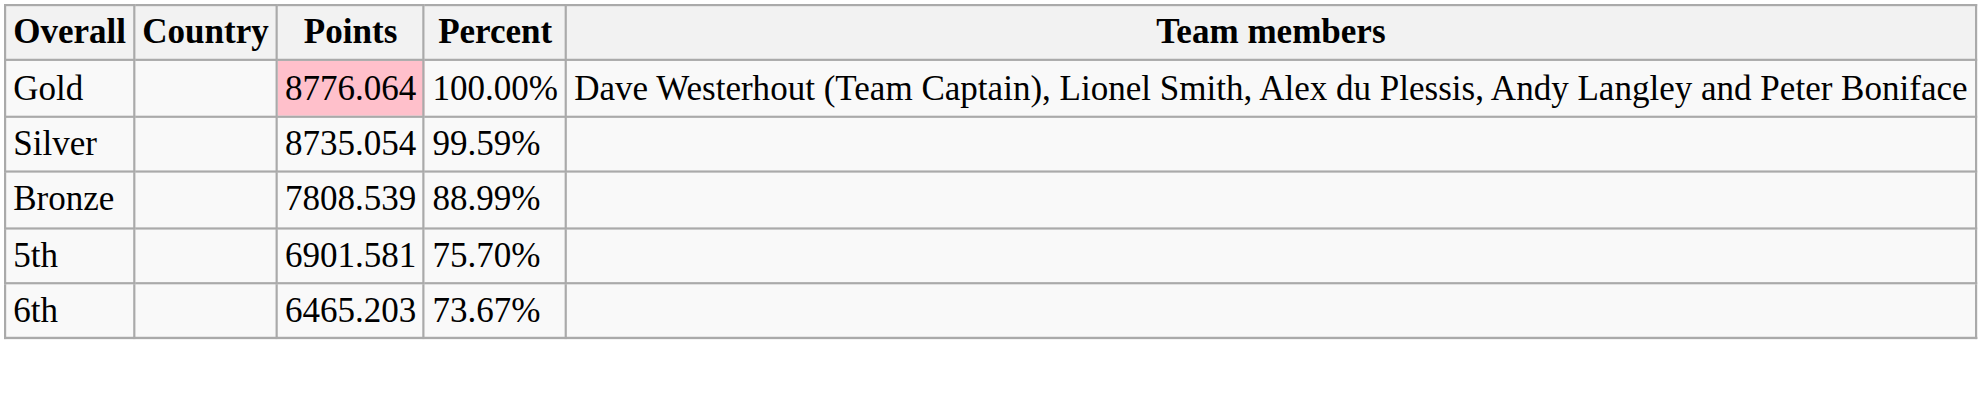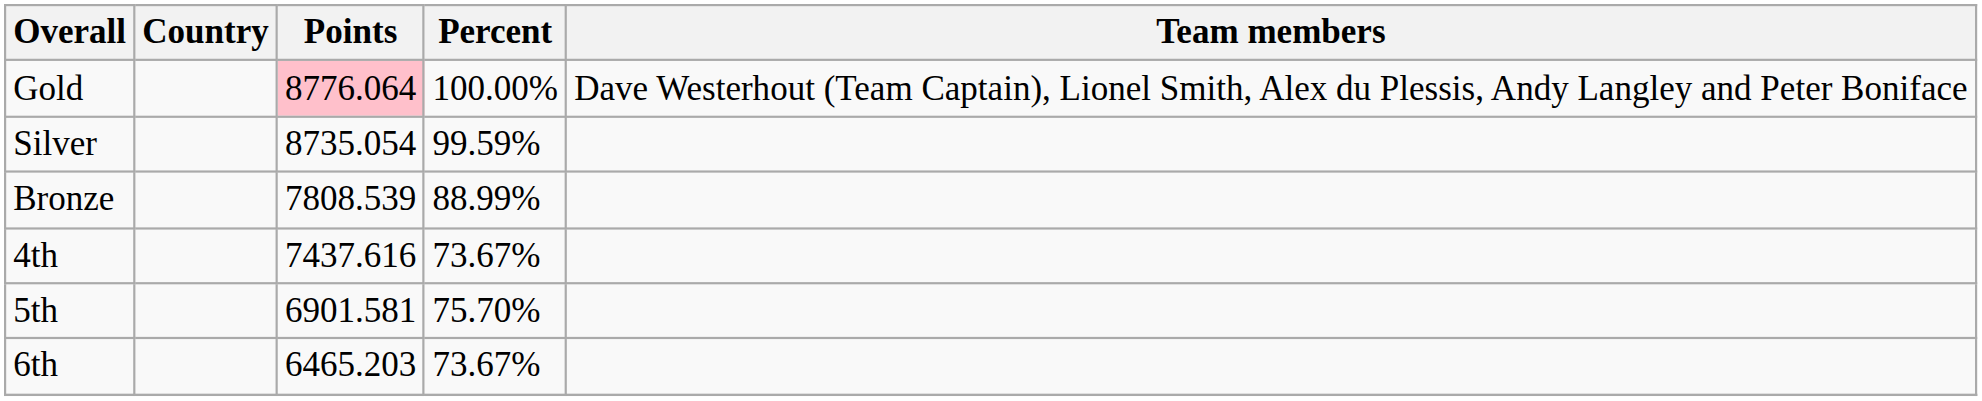+ row: (36, 254)
